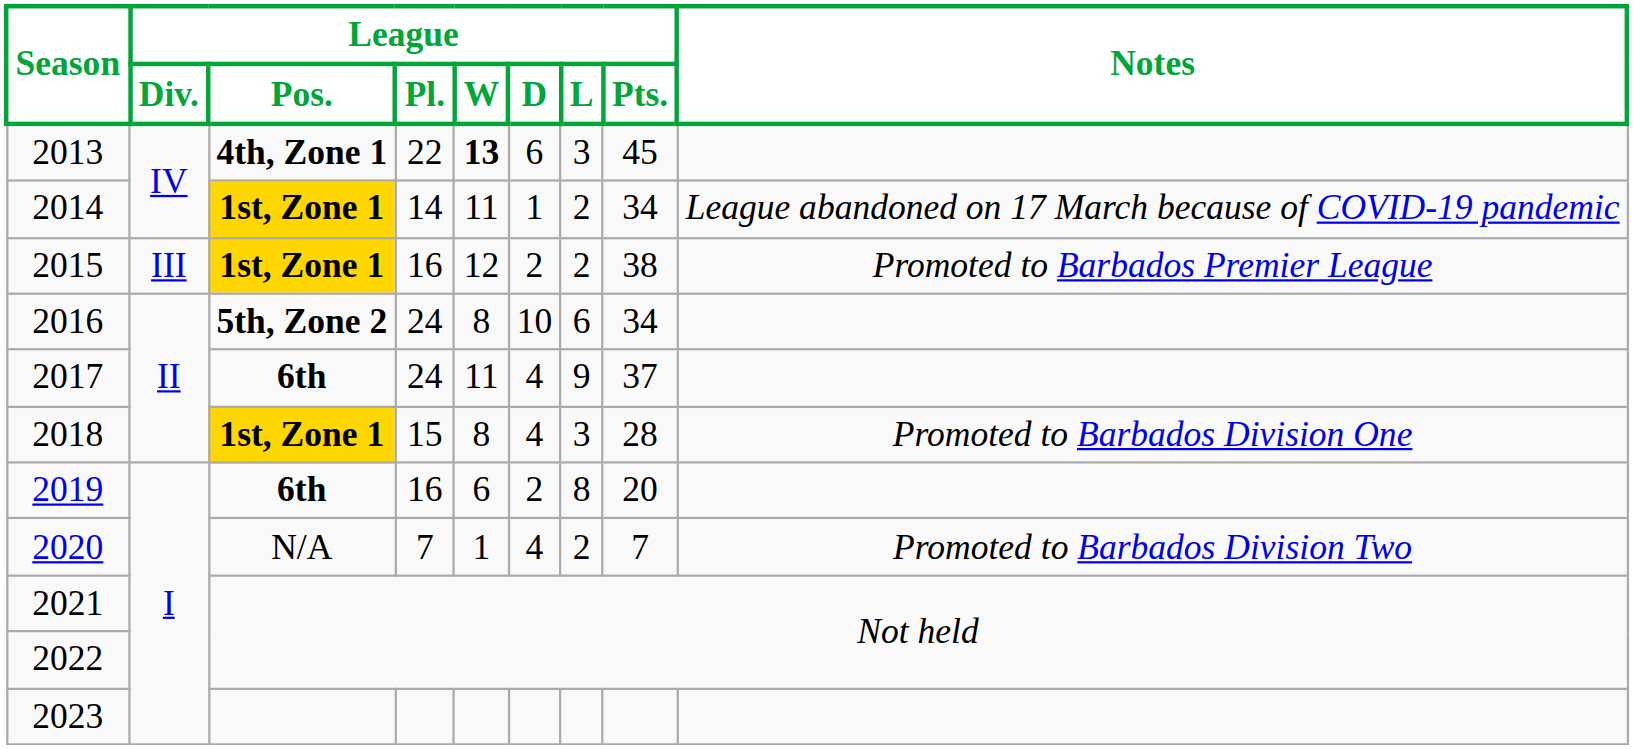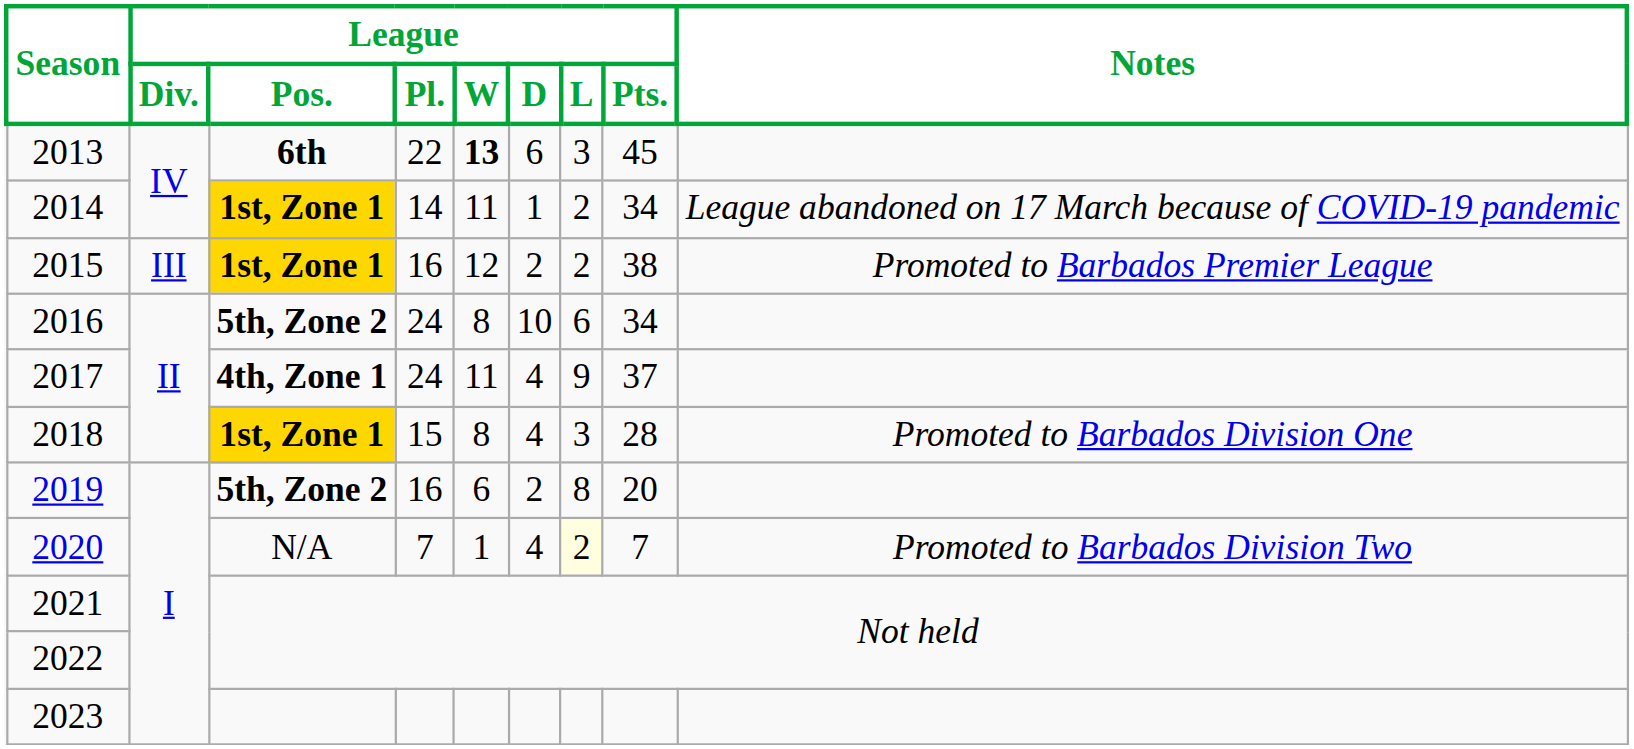(302, 151) 4th, Zone 1 -> (302, 151) 6th
(302, 377) 6th -> (302, 377) 4th, Zone 1
(302, 489) 6th -> (302, 489) 5th, Zone 2
(582, 546) no background -> (582, 546) lightyellow background
